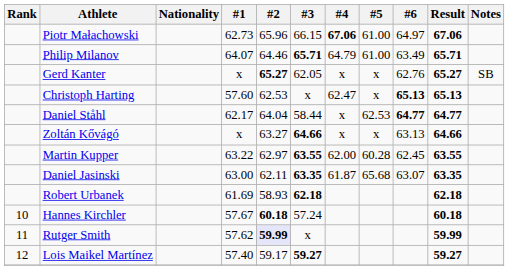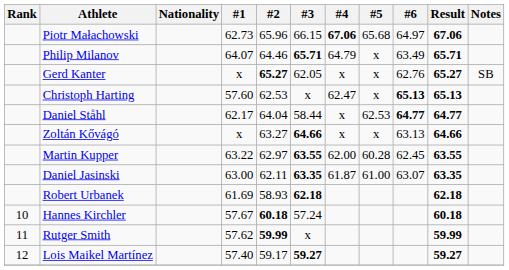(376, 34) 61.00 -> (376, 34) 65.68
(376, 54) 61.00 -> (376, 54) x
(376, 174) 65.68 -> (376, 174) 61.00
(273, 235) lavender background -> (273, 235) no background
